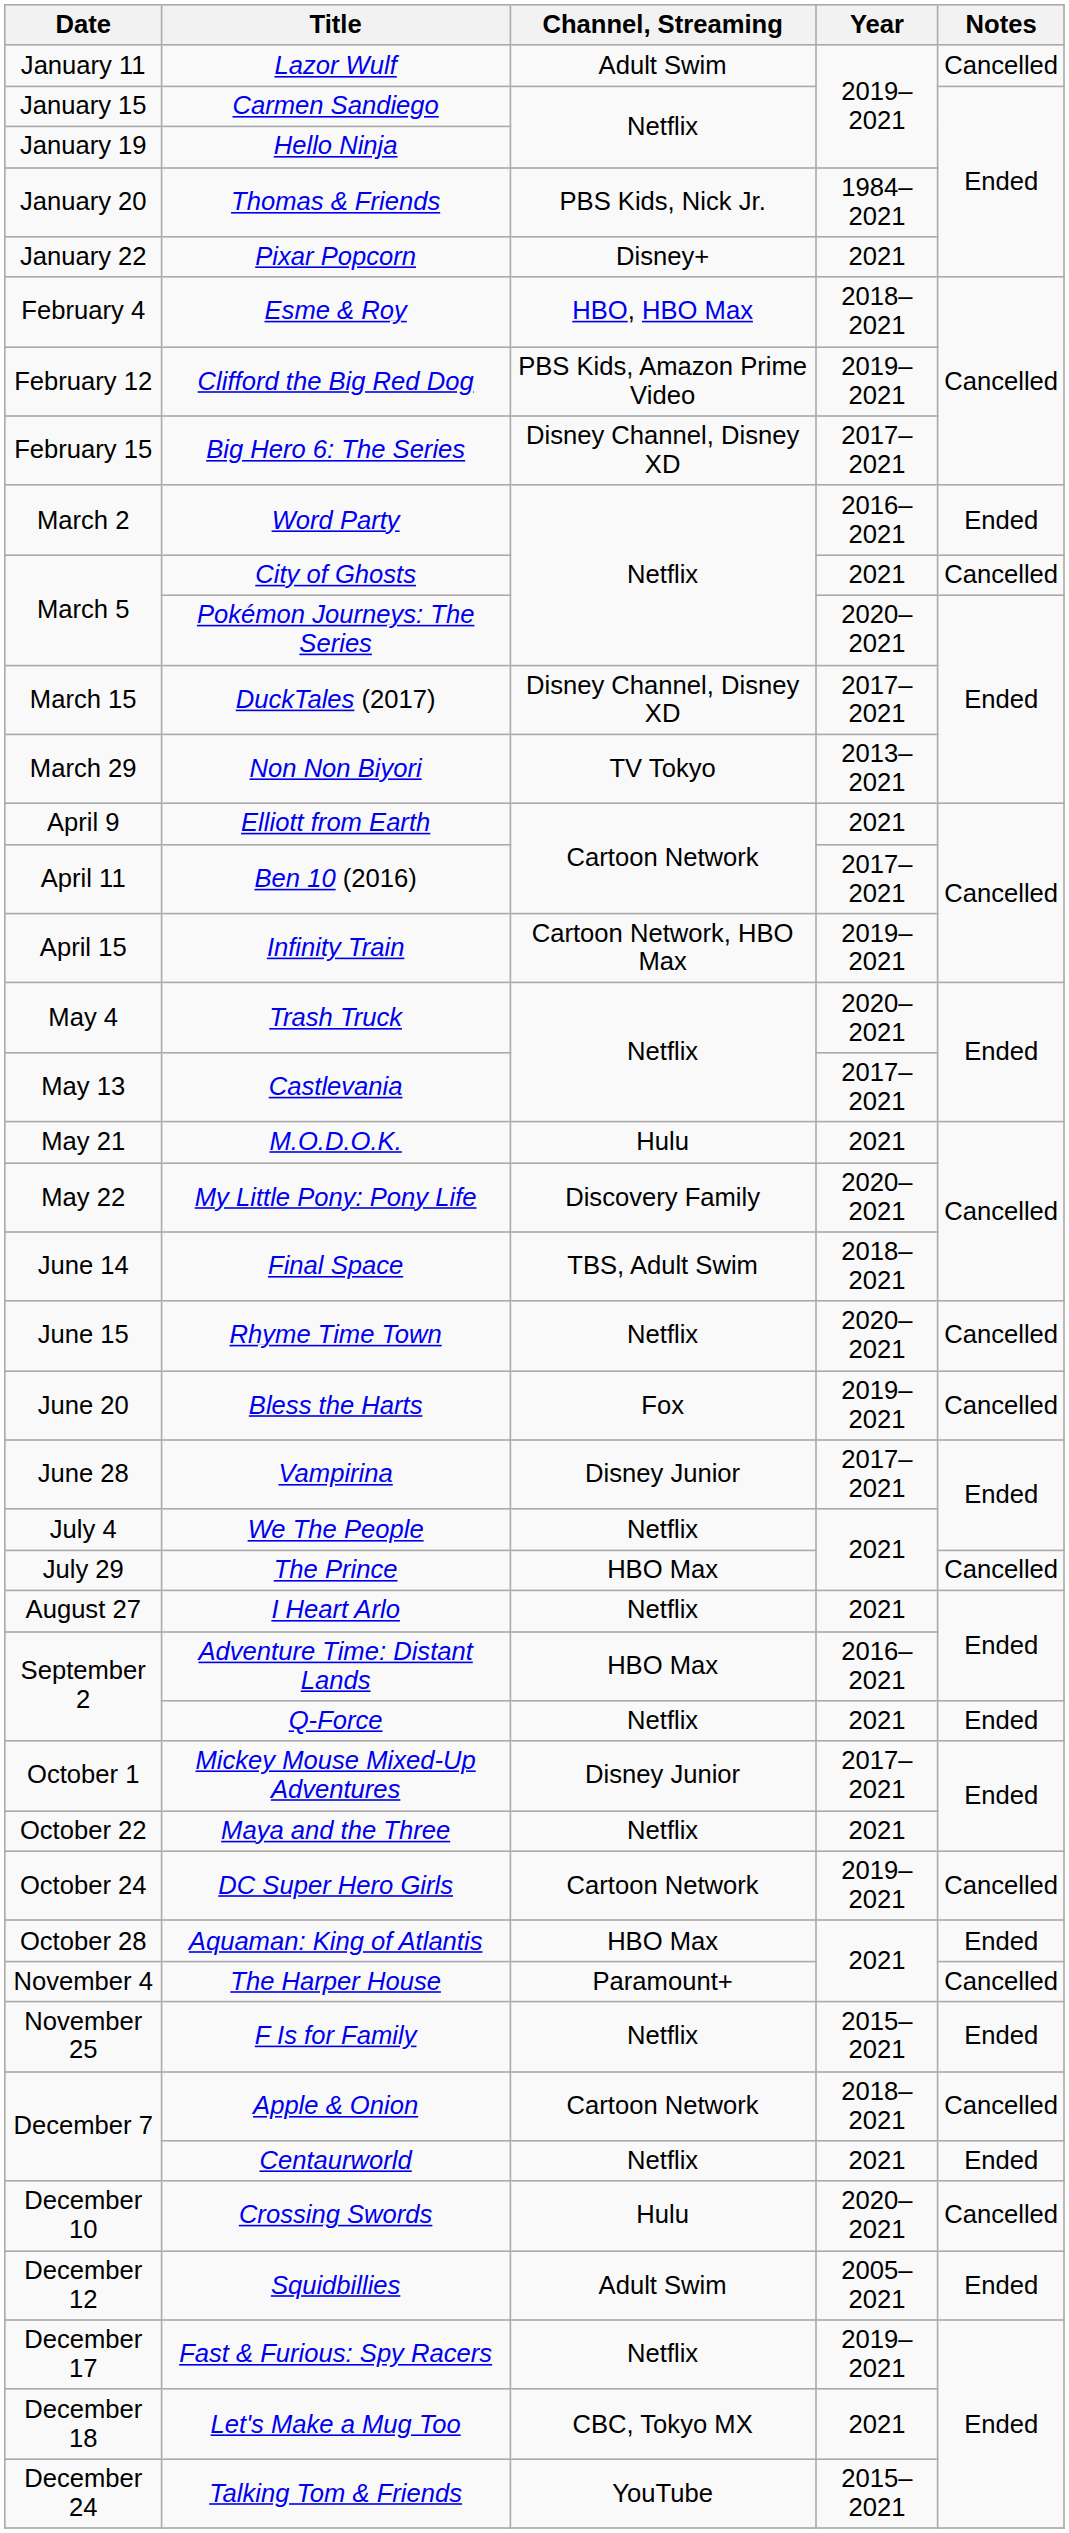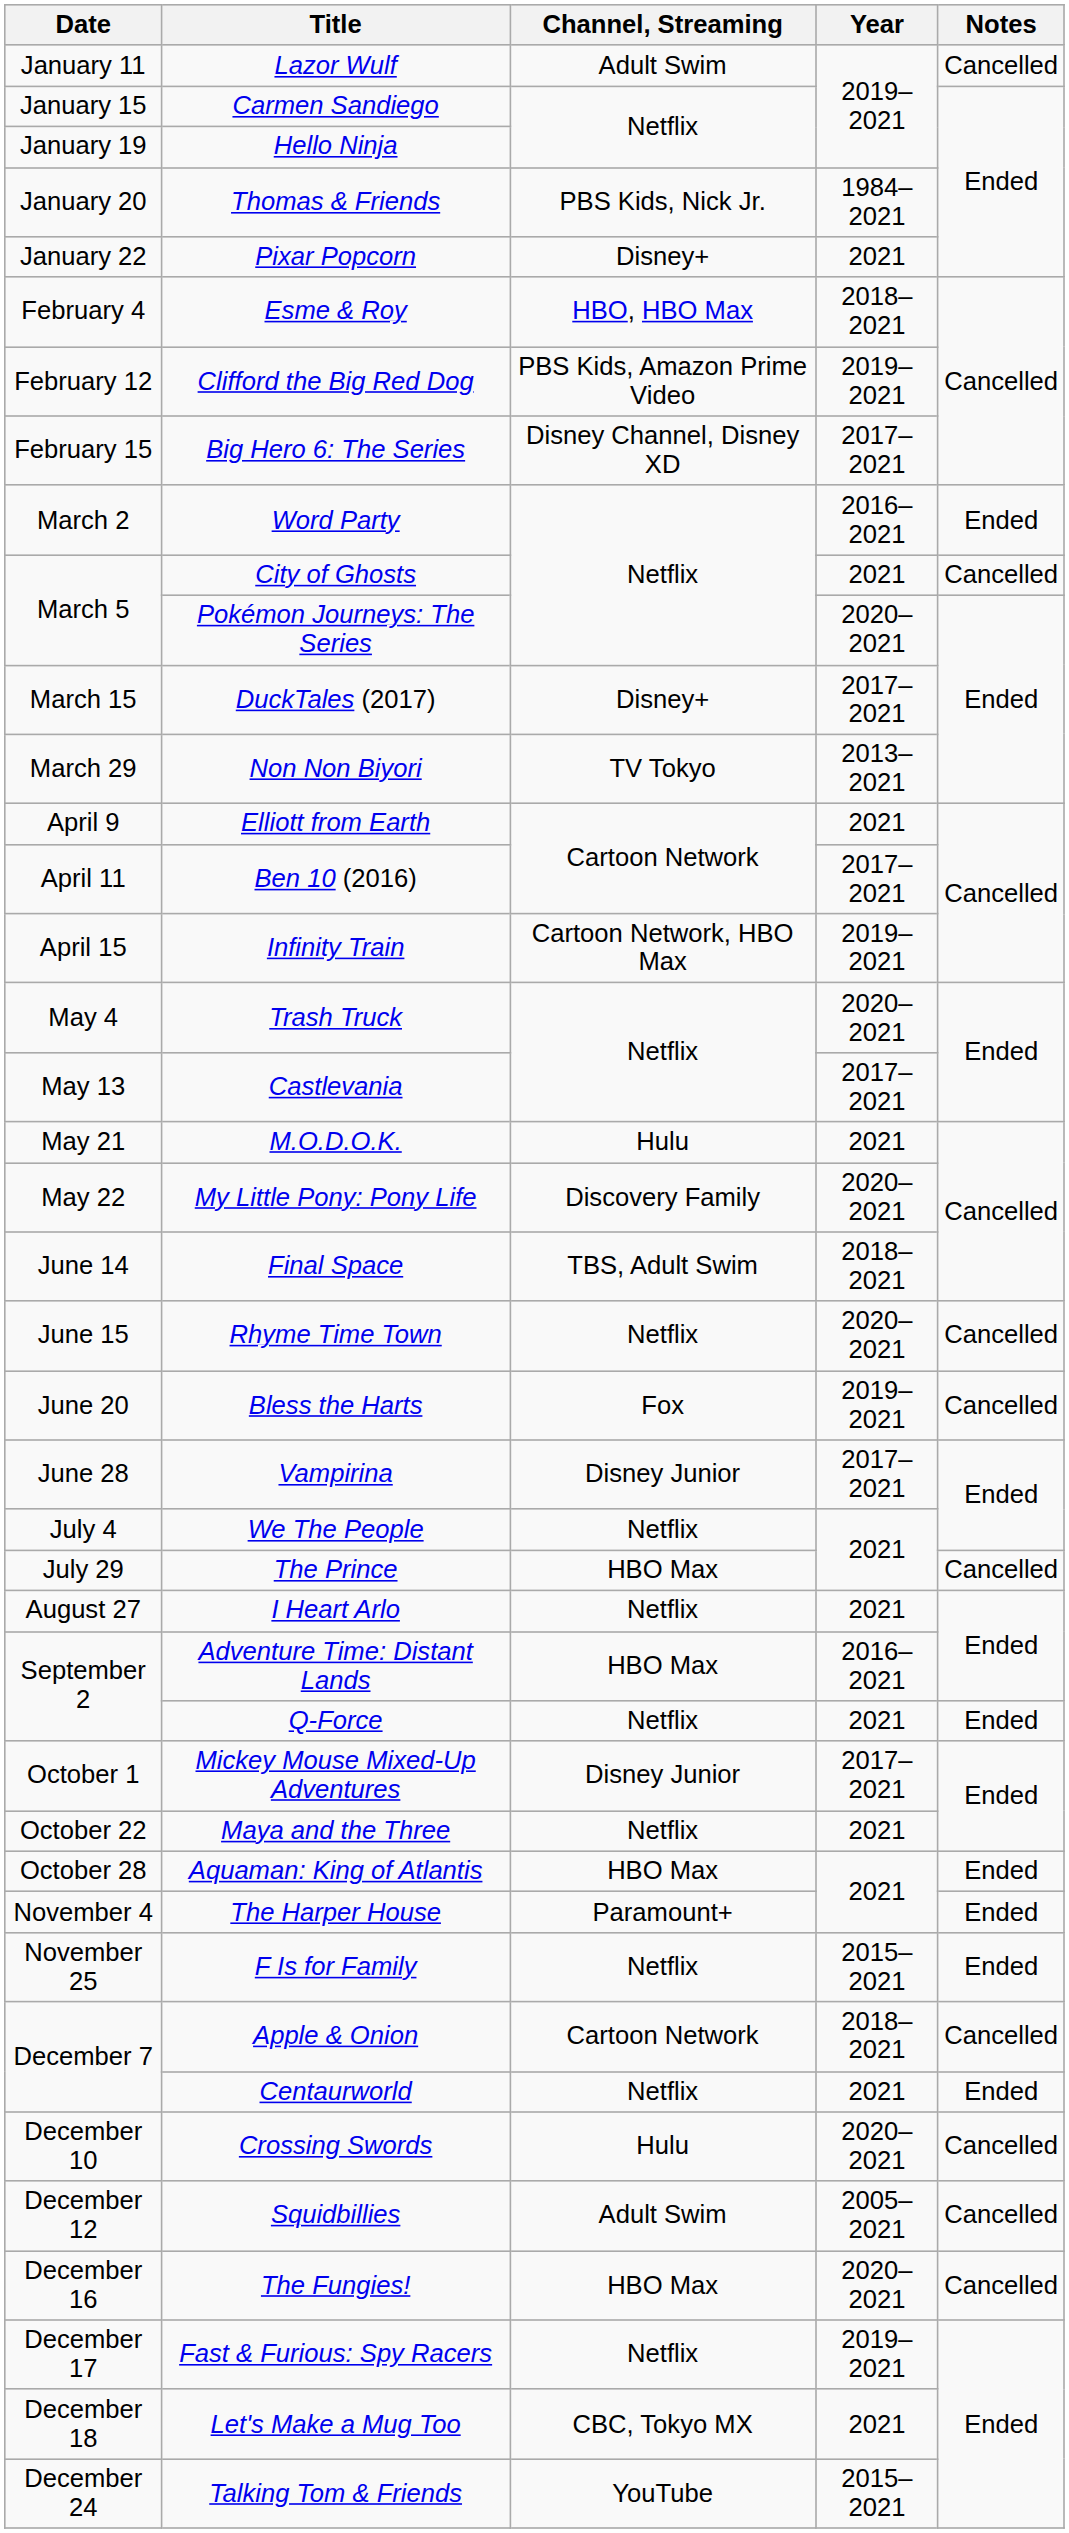(663, 699) Disney Channel, Disney XD -> (663, 699) Disney+
- row: (336, 1885)
(1001, 1981) Cancelled -> (1001, 1911) Ended
(1001, 2285) Ended -> (1001, 2215) Cancelled
+ row: (336, 2285)
